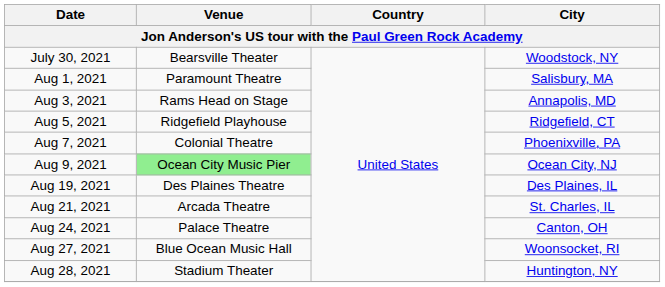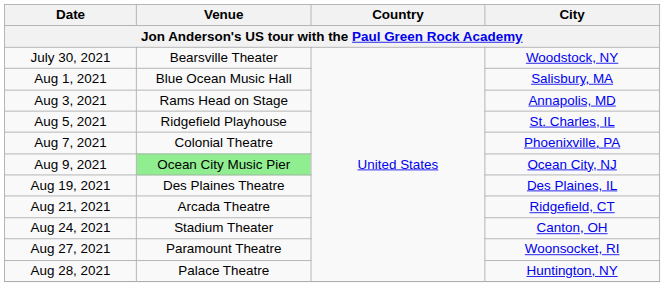(224, 79) Paramount Theatre -> (224, 79) Blue Ocean Music Hall
(572, 121) Ridgefield, CT -> (572, 121) St. Charles, IL
(572, 206) St. Charles, IL -> (572, 206) Ridgefield, CT
(224, 228) Palace Theatre -> (224, 228) Stadium Theater
(224, 249) Blue Ocean Music Hall -> (224, 249) Paramount Theatre
(224, 270) Stadium Theater -> (224, 270) Palace Theatre
